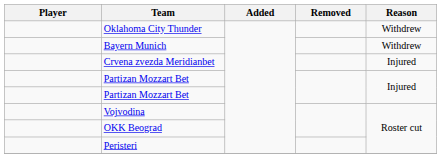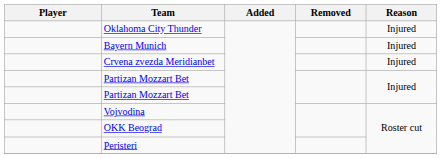(402, 29) Withdrew -> (402, 29) Injured
(402, 46) Withdrew -> (402, 46) Injured
